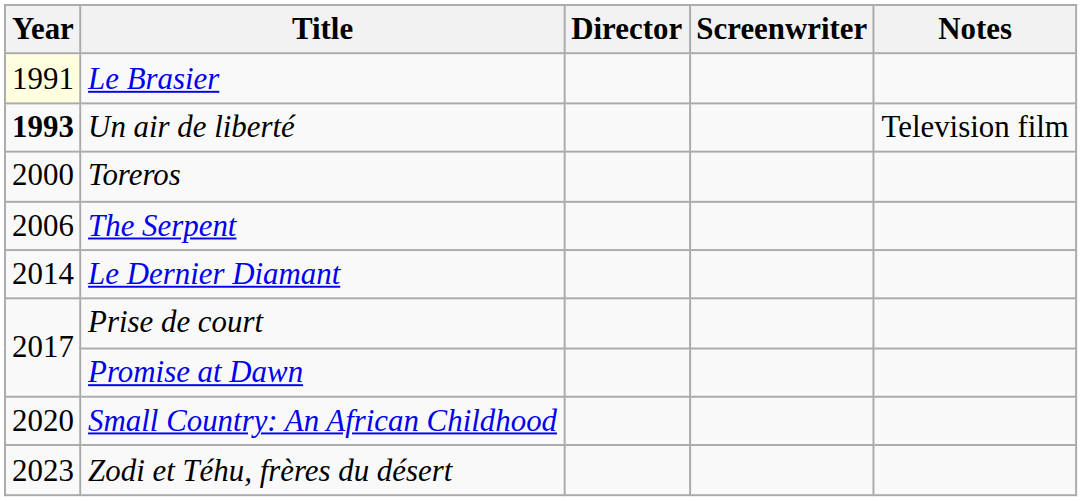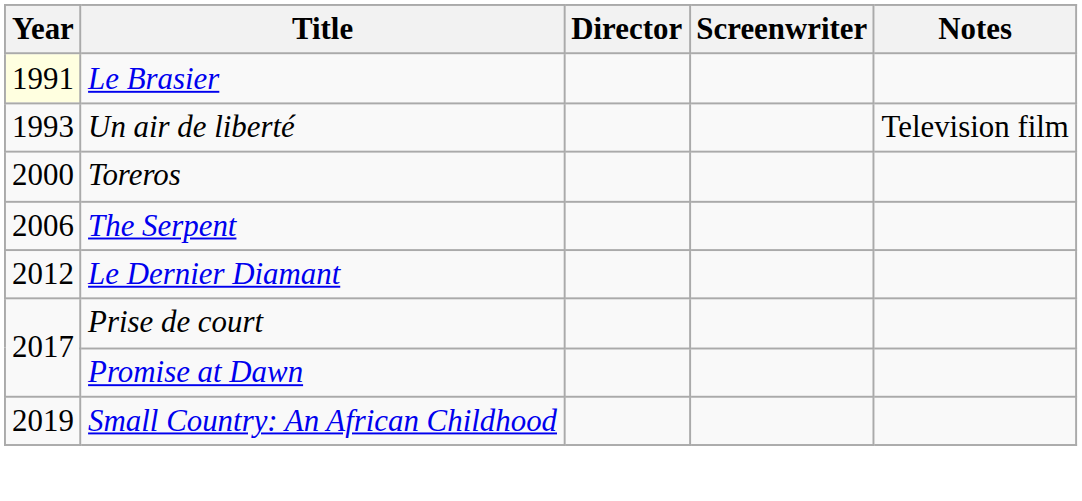(43, 126) bold -> (43, 126) normal
(43, 273) 2014 -> (43, 273) 2012
(43, 420) 2020 -> (43, 420) 2019
- row: (270, 469)
